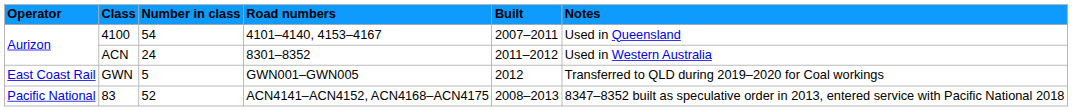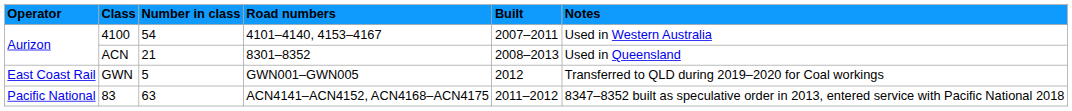(623, 34) Used in Queensland -> (638, 34) Used in Western Australia
(149, 55) 24 -> (149, 55) 21
(526, 55) 2011–2012 -> (527, 55) 2008–2013
(638, 55) Used in Western Australia -> (623, 55) Used in Queensland
(149, 95) 52 -> (149, 95) 63
(527, 95) 2008–2013 -> (526, 95) 2011–2012
